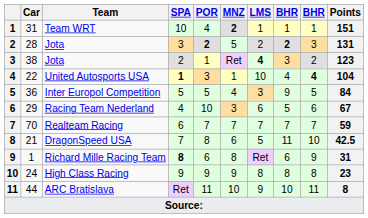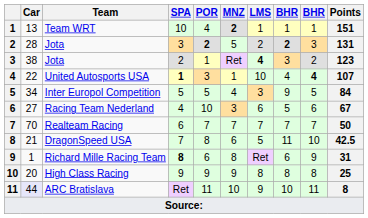(31, 28) 31 -> (31, 28) 13
(345, 76) 104 -> (345, 76) 107
(31, 92) 36 -> (31, 92) 34
(31, 108) 29 -> (31, 108) 27
(345, 125) 59 -> (345, 125) 50
(31, 173) 24 -> (31, 173) 20
(345, 173) 23 -> (345, 173) 25
(31, 189) no background -> (31, 189) lavender background
